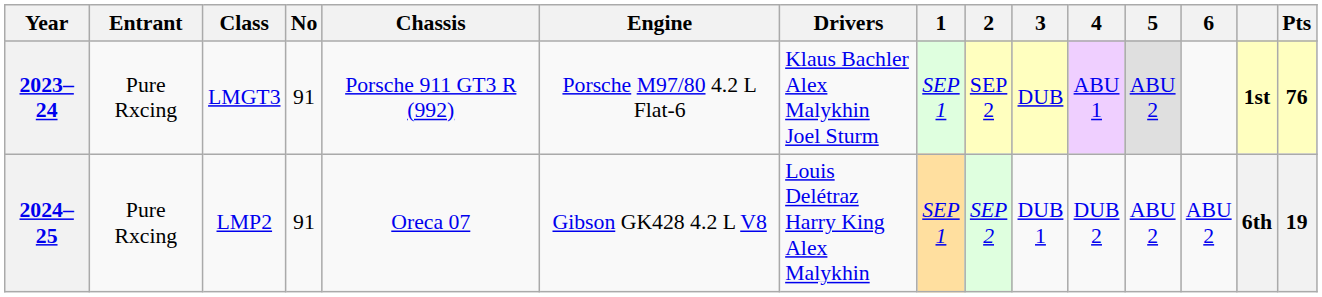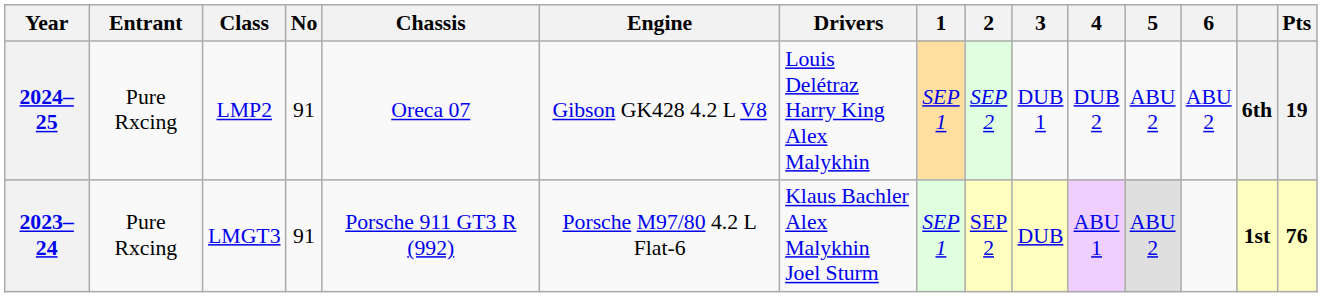rows swapped: (47, 97) <-> (47, 222)
